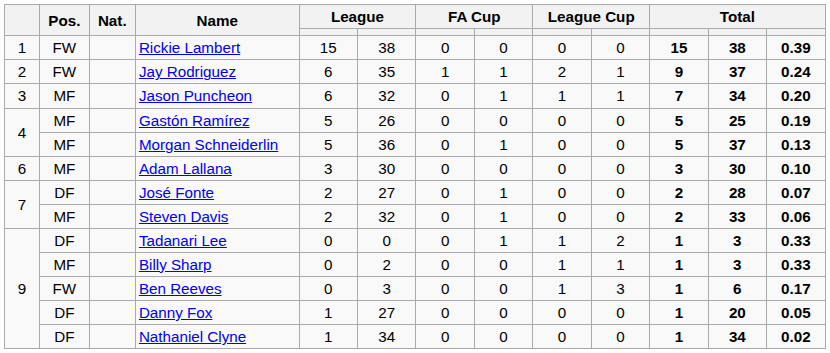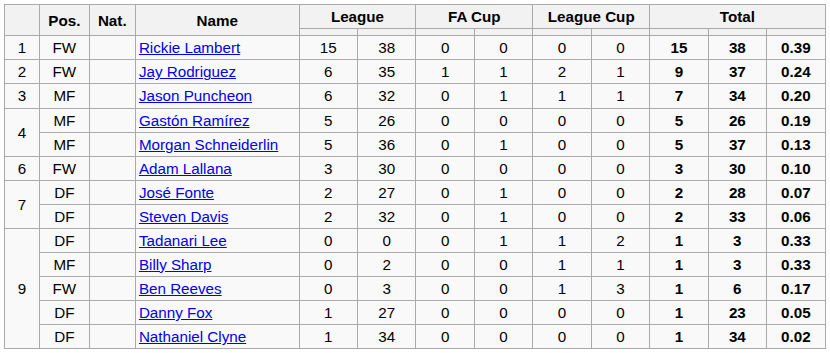(737, 120) 25 -> (737, 120) 26
(64, 168) MF -> (64, 168) FW
(64, 216) MF -> (64, 216) DF
(737, 313) 20 -> (737, 313) 23
